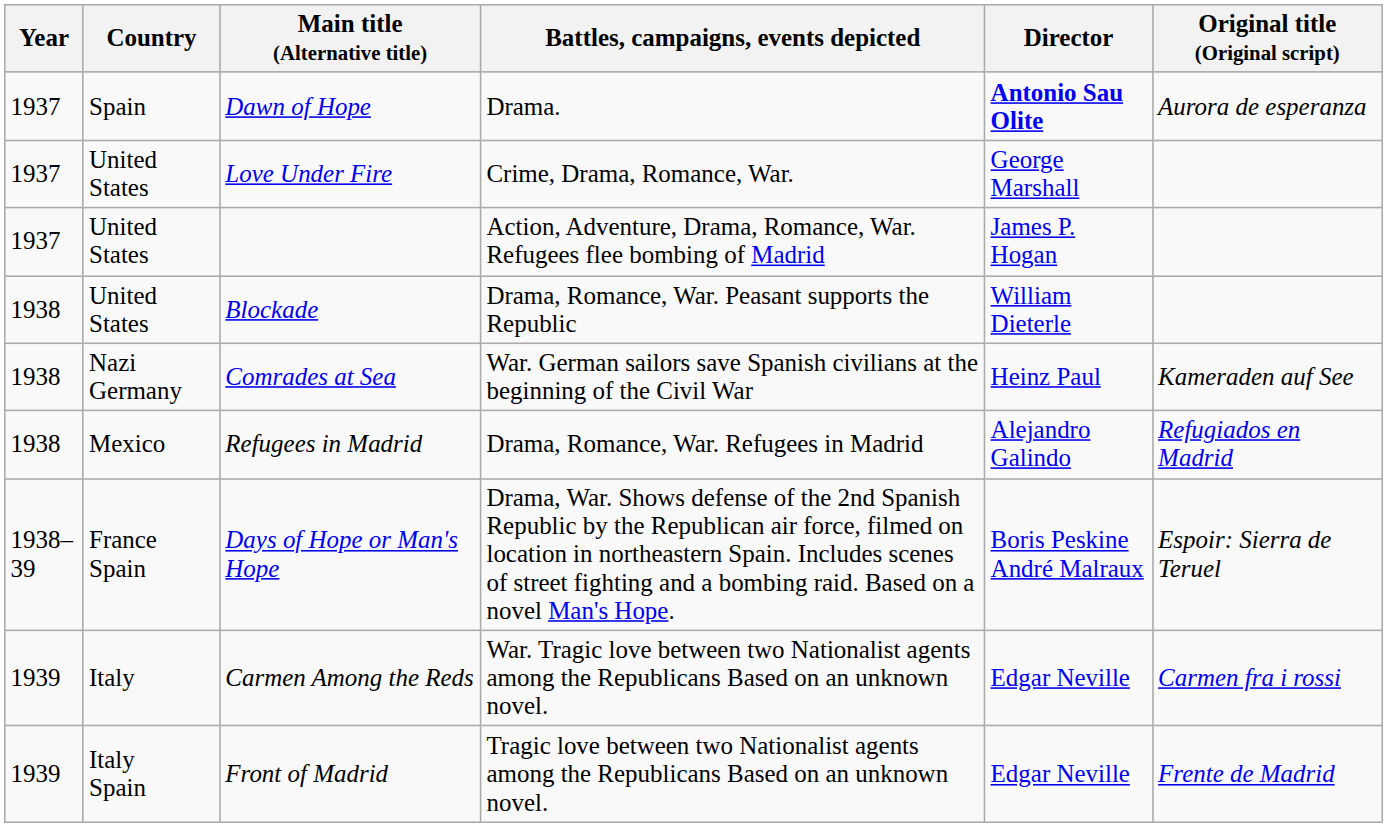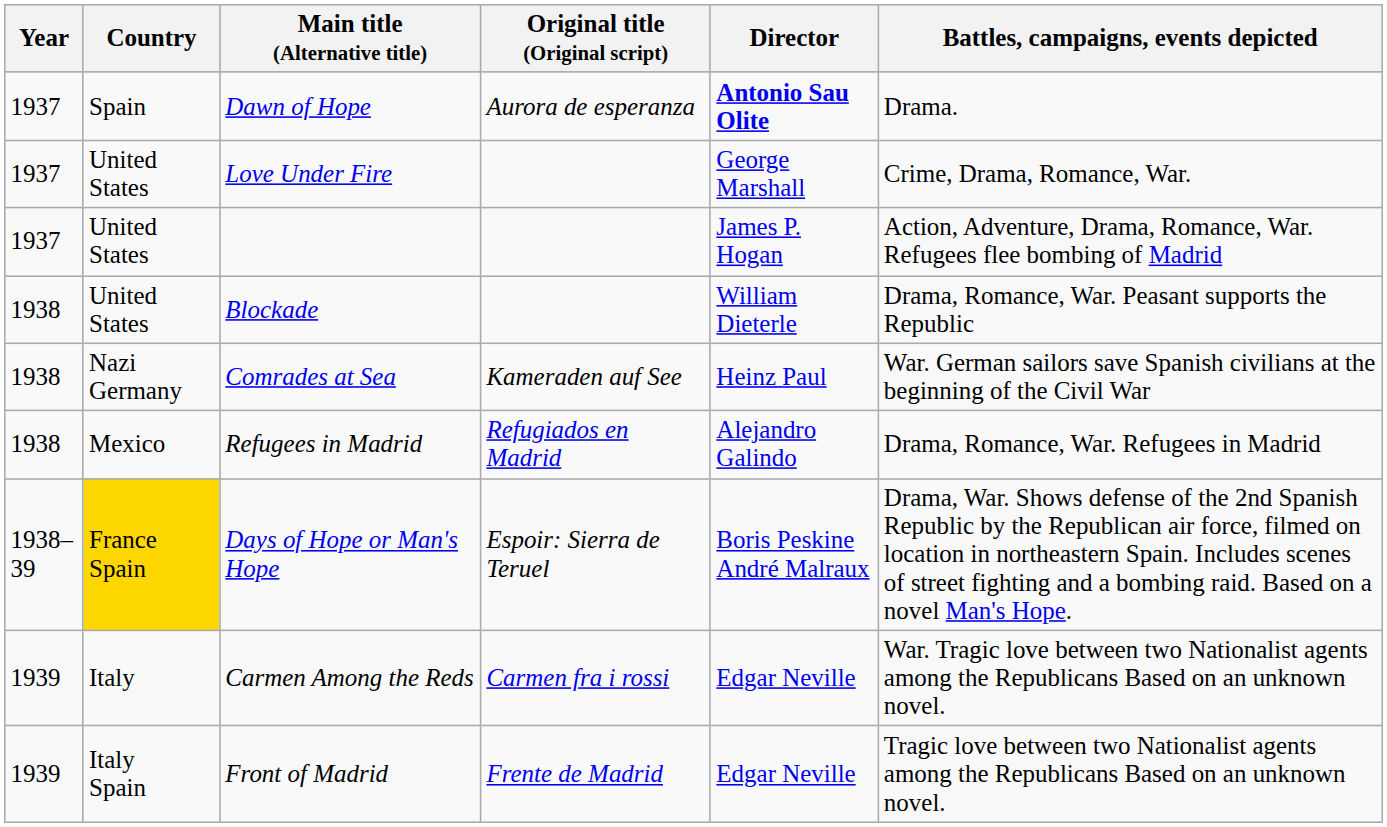columns swapped: (1267, 38) <-> (733, 38)
(123, 554) no background -> (123, 554) gold background
